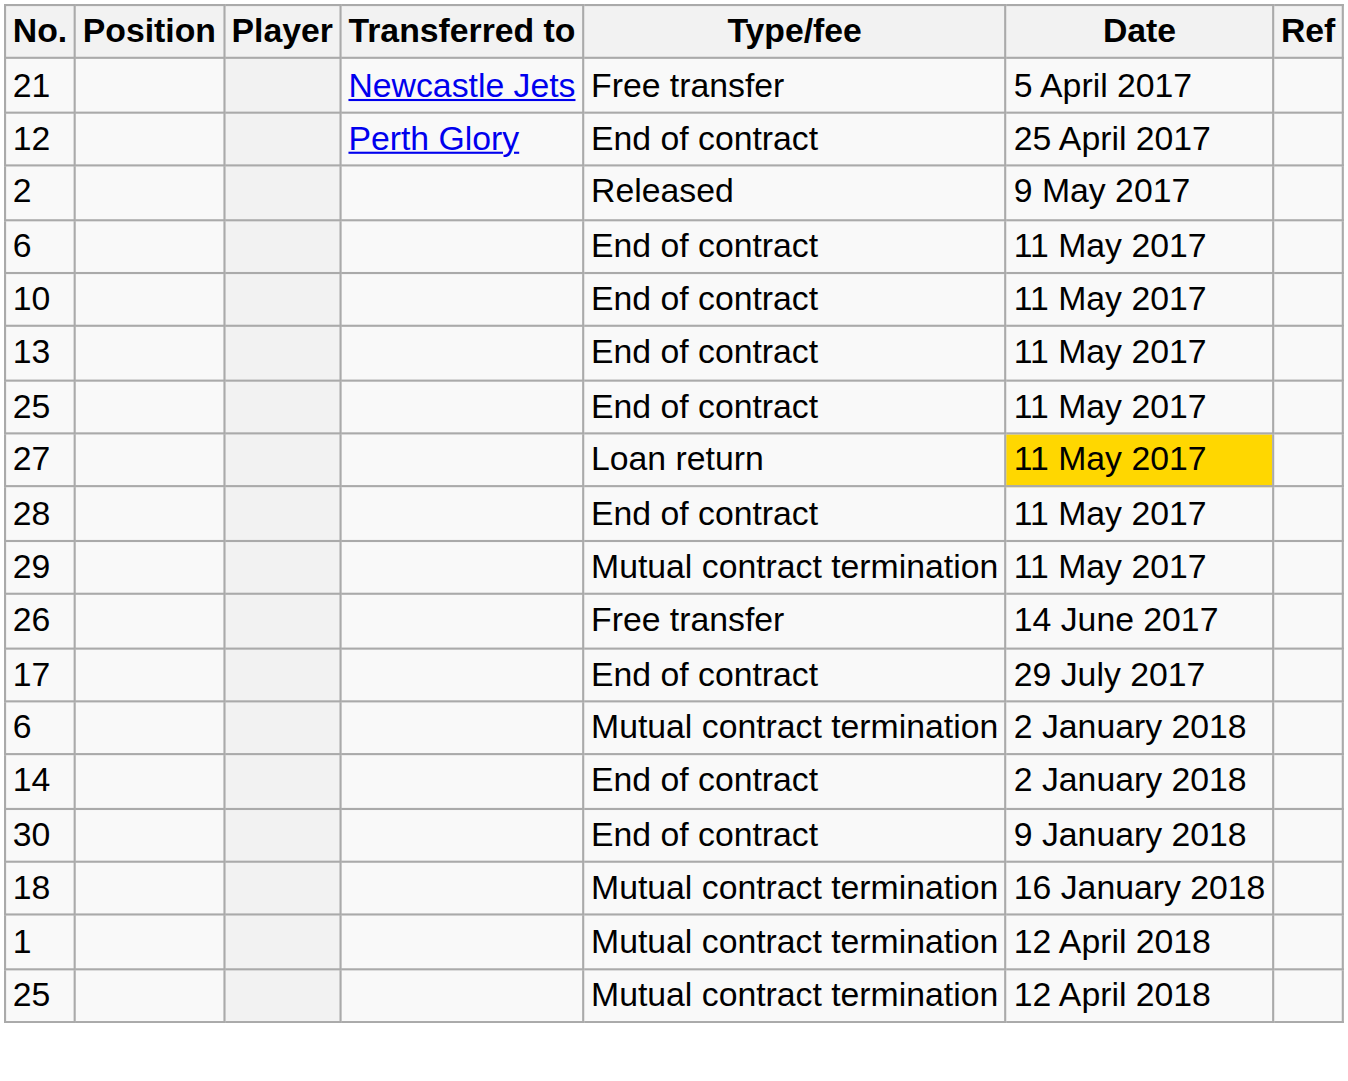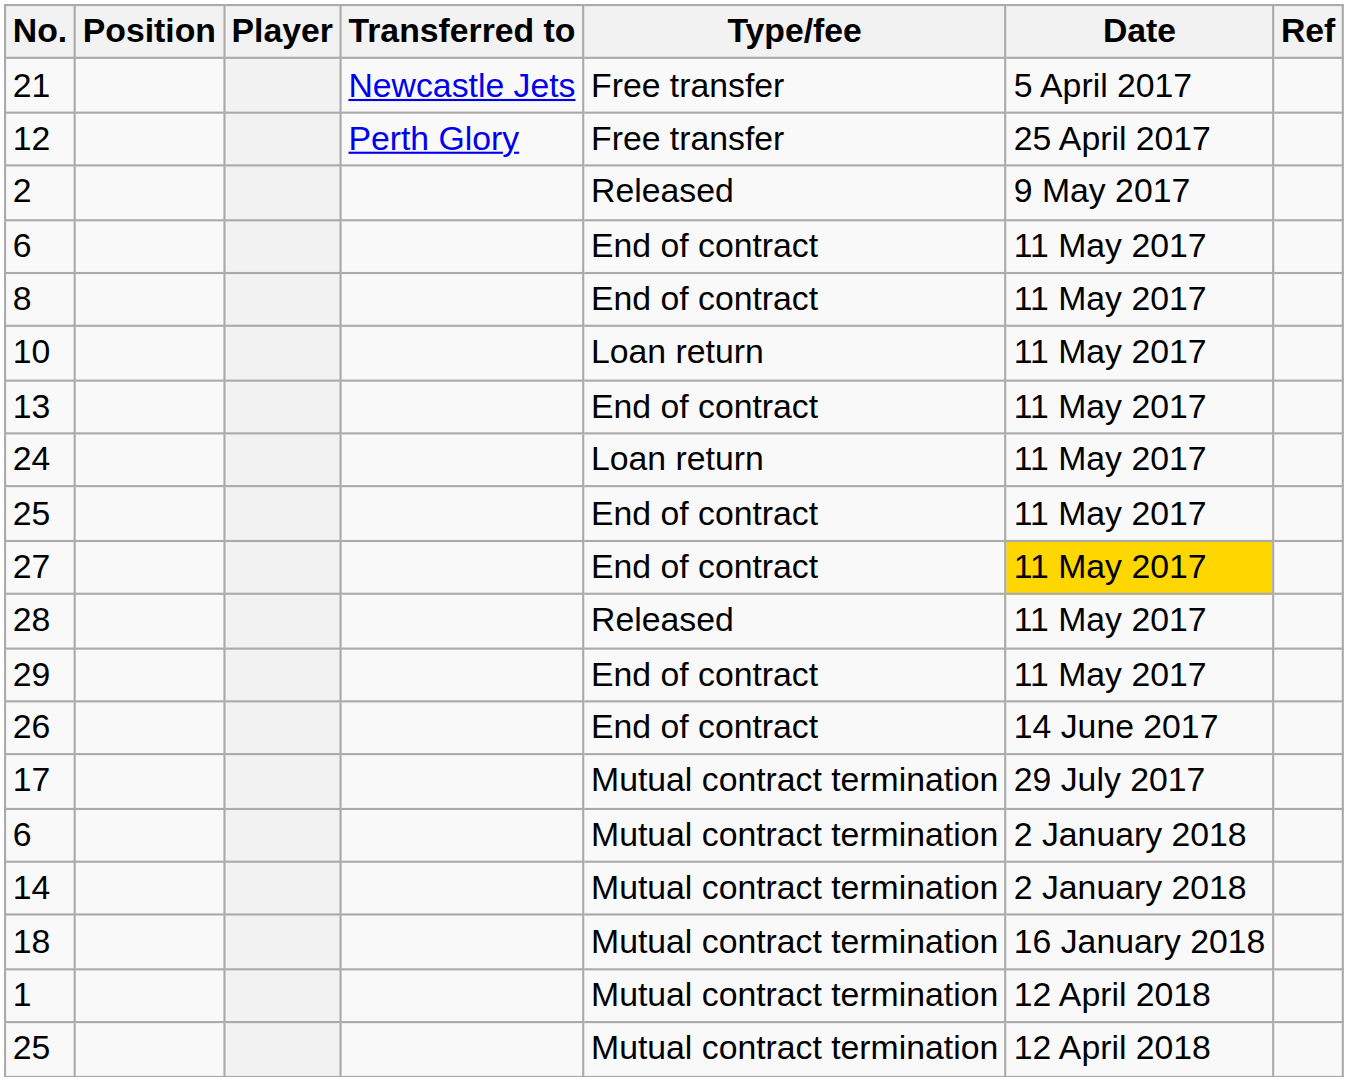(705, 138) End of contract -> (688, 138) Free transfer
+ row: (22, 298)
(705, 298) End of contract -> (677, 352) Loan return
+ row: (32, 459)
(677, 459) Loan return -> (705, 566) End of contract
(705, 513) End of contract -> (662, 620) Released
(795, 566) Mutual contract termination -> (705, 673) End of contract
(688, 620) Free transfer -> (705, 727) End of contract
(705, 673) End of contract -> (795, 780) Mutual contract termination
(705, 780) End of contract -> (795, 887) Mutual contract termination
- row: (32, 834)
